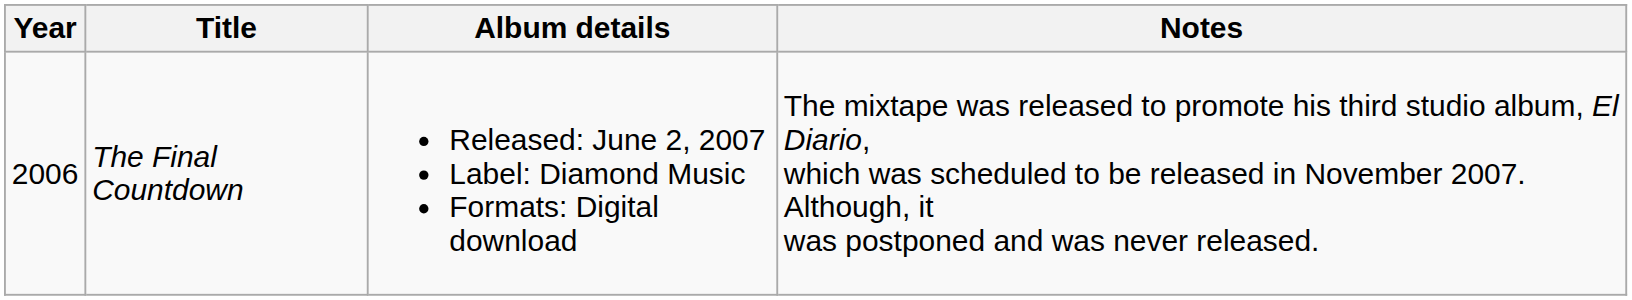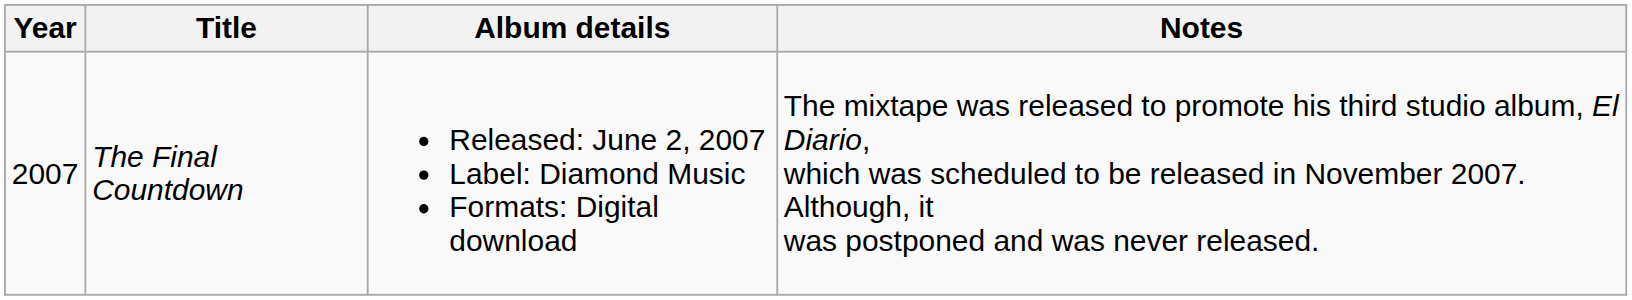(45, 172) 2006 -> (45, 172) 2007
